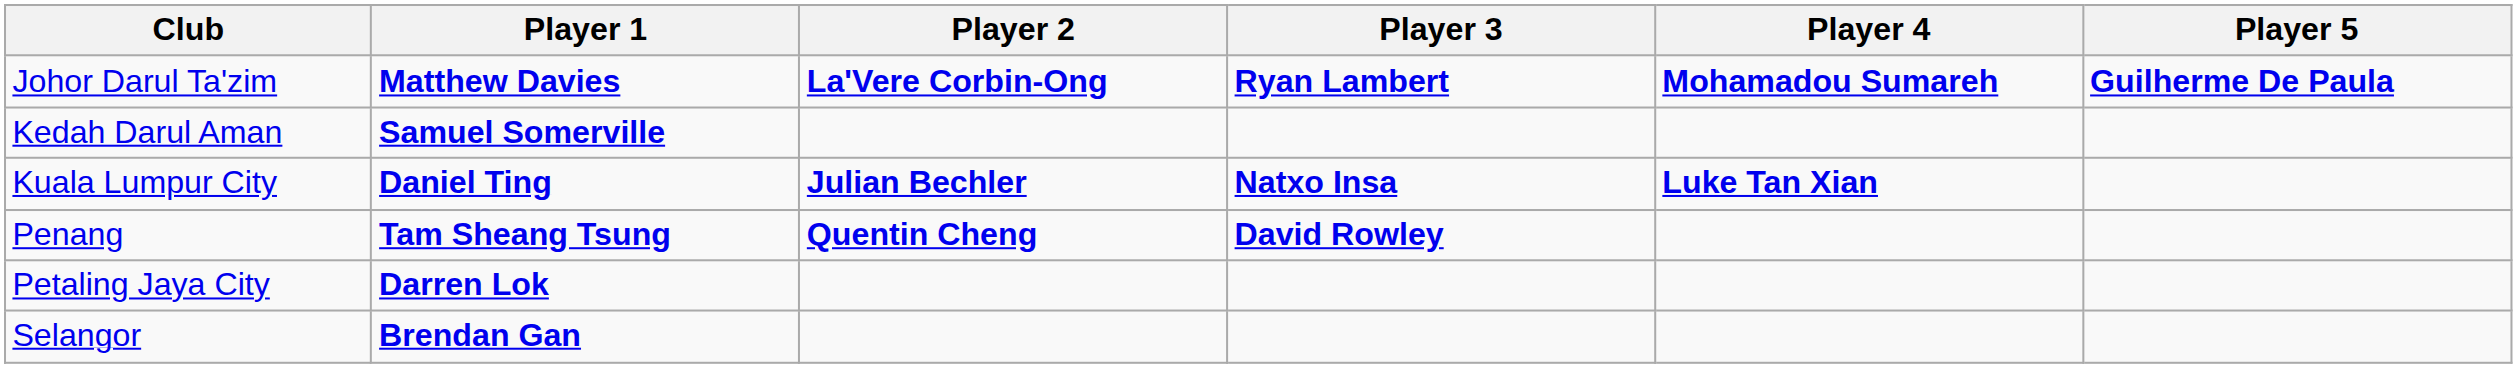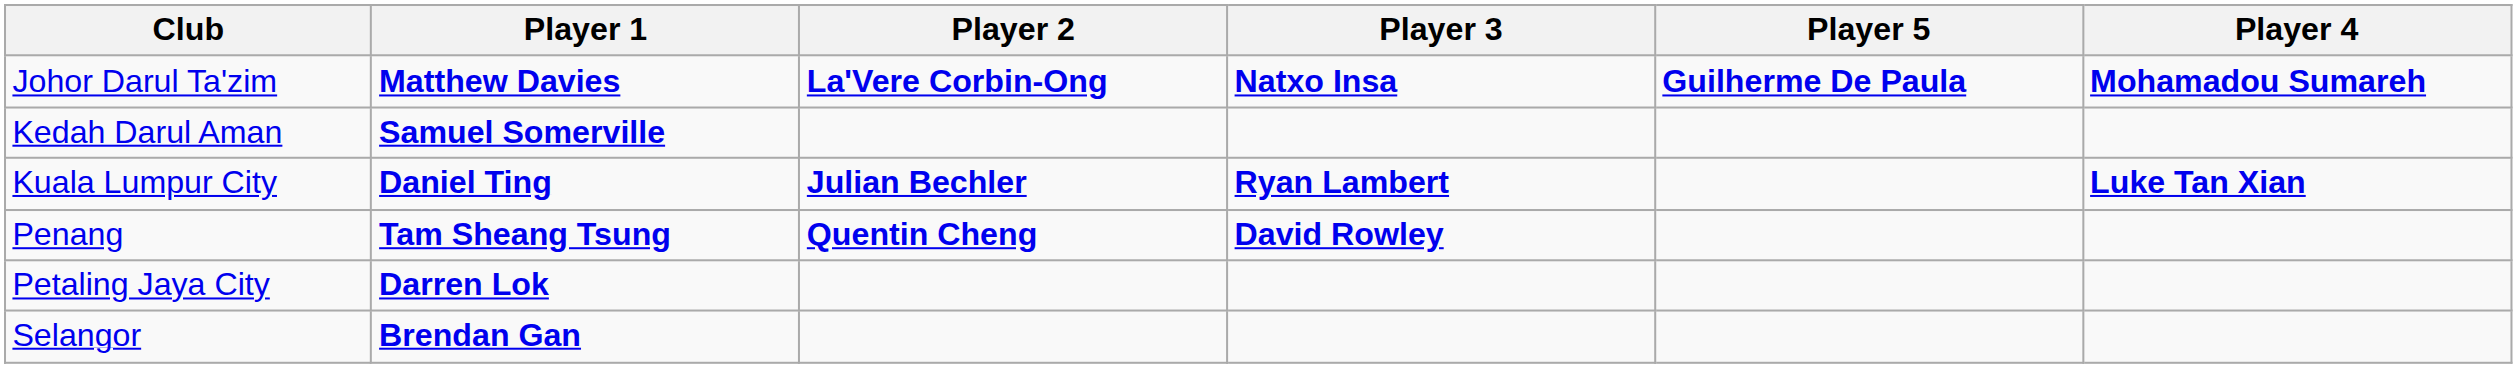columns swapped: (1869, 30) <-> (2297, 30)
(1342, 81) Ryan Lambert -> (1316, 81) Natxo Insa
(1316, 183) Natxo Insa -> (1342, 183) Ryan Lambert
